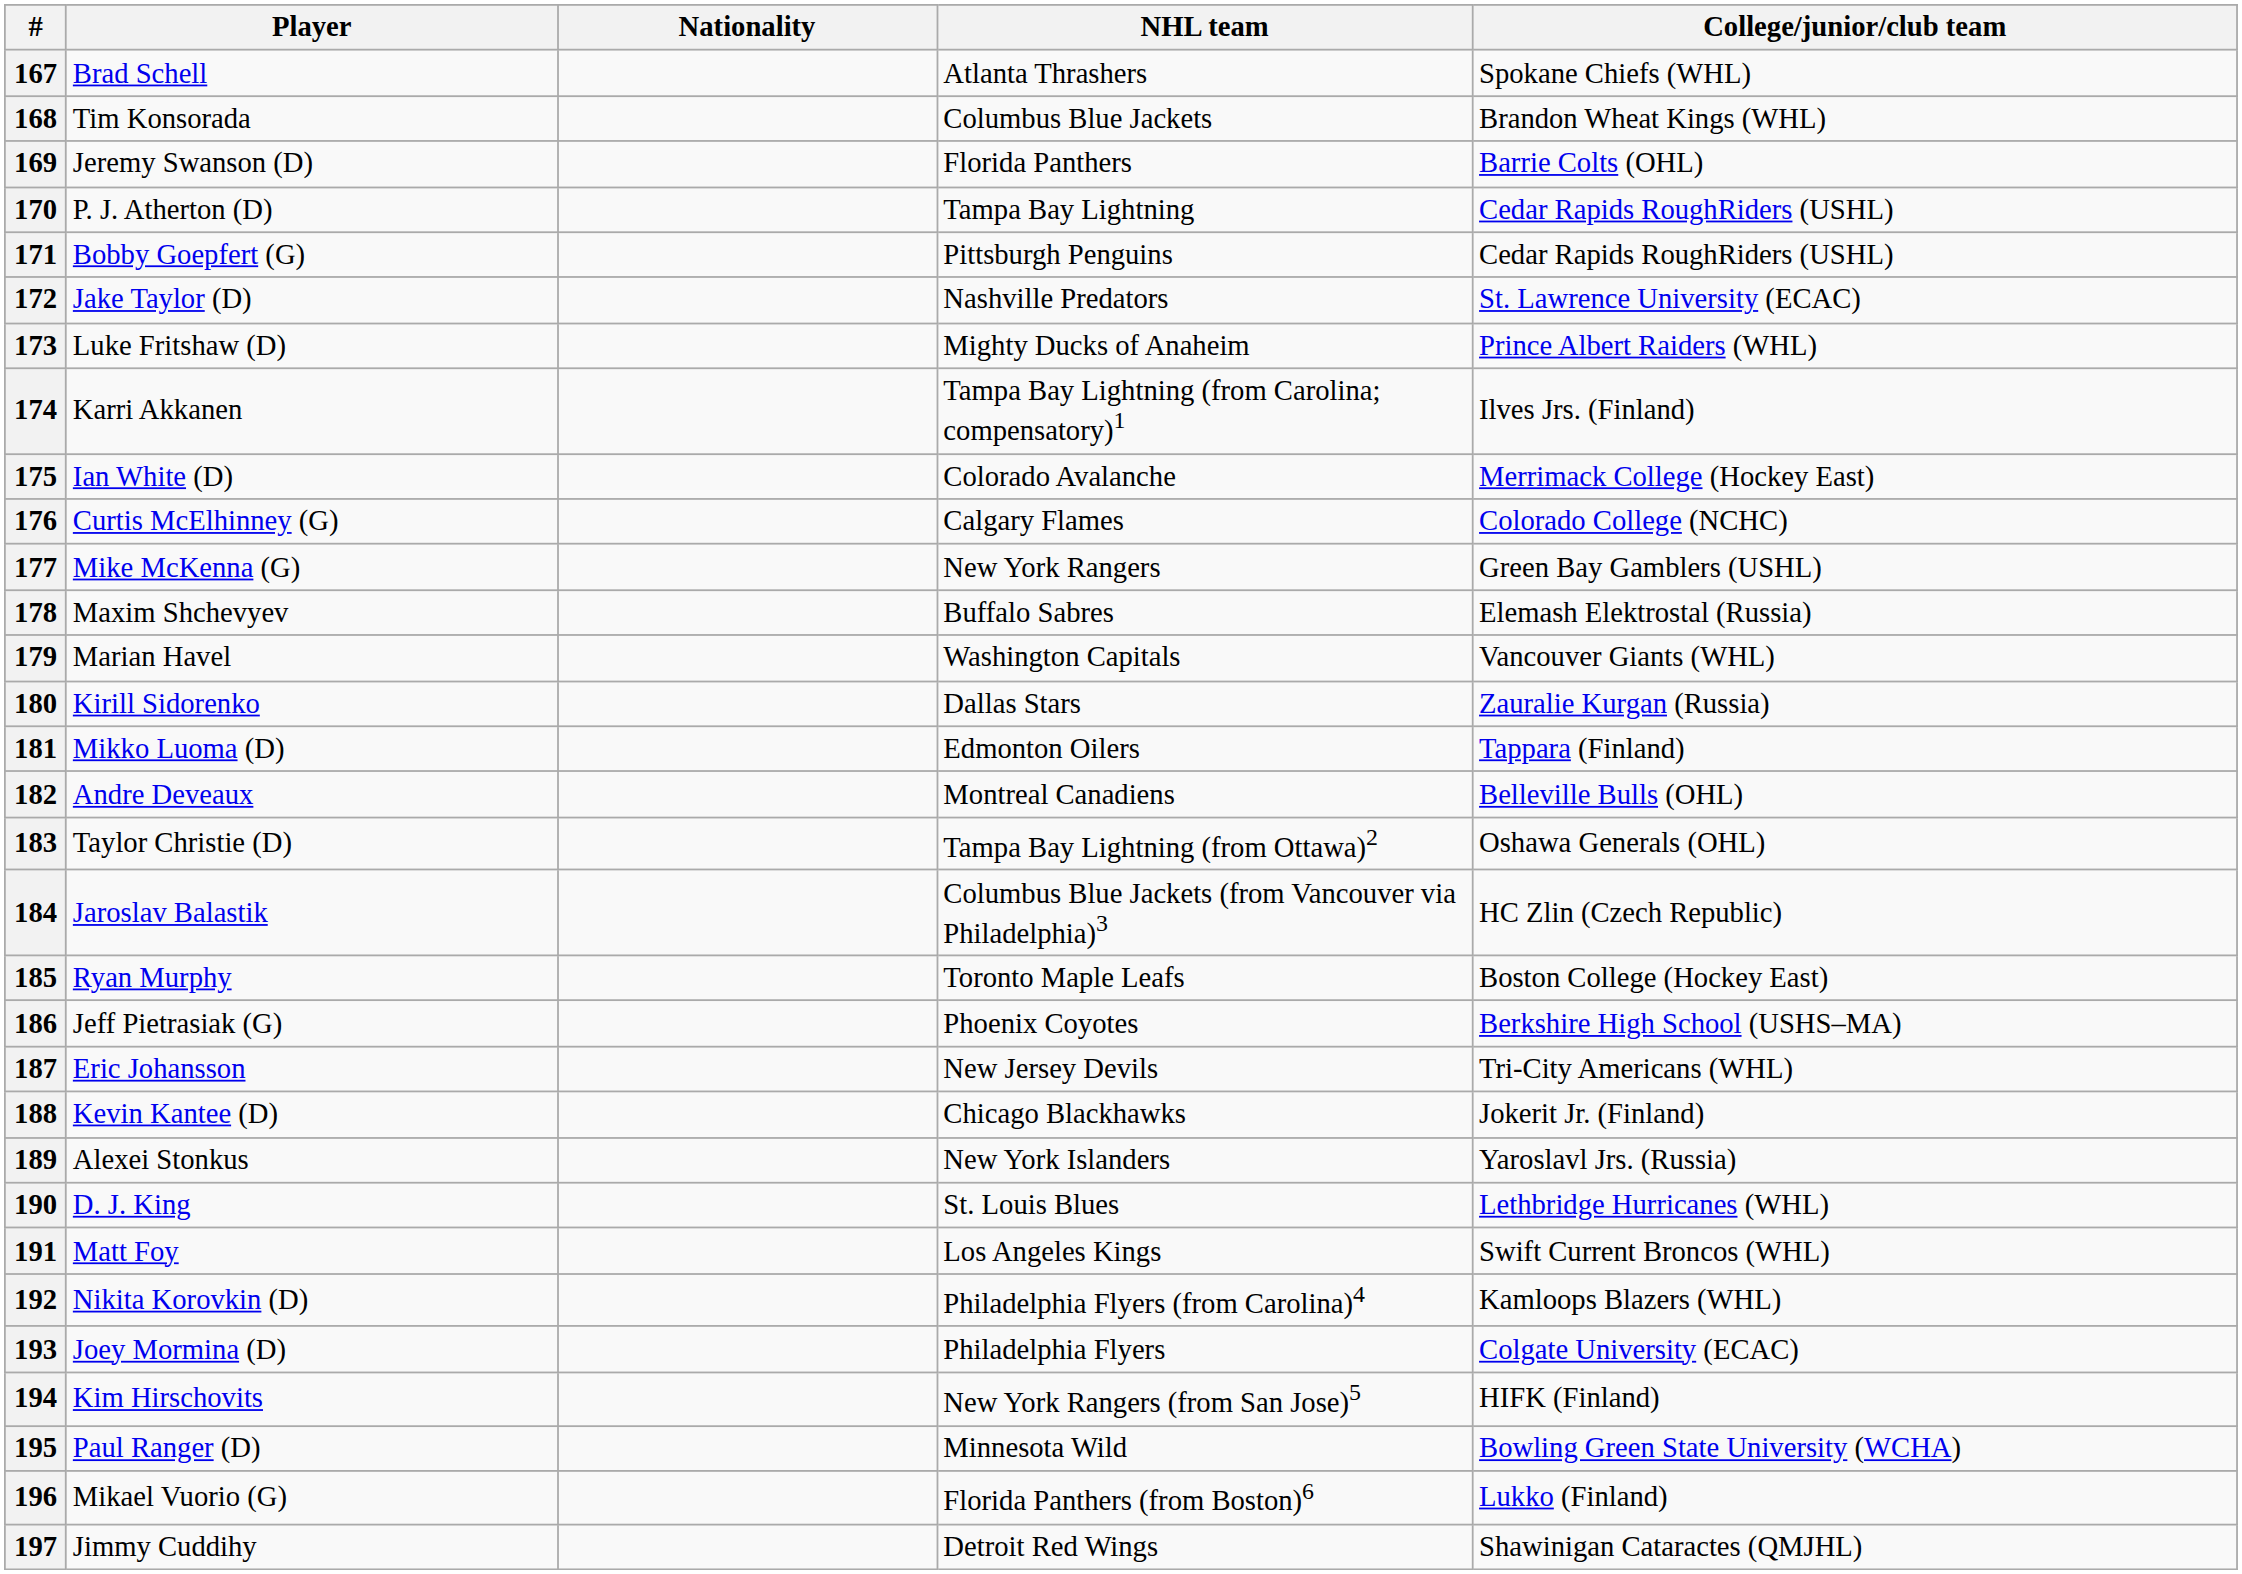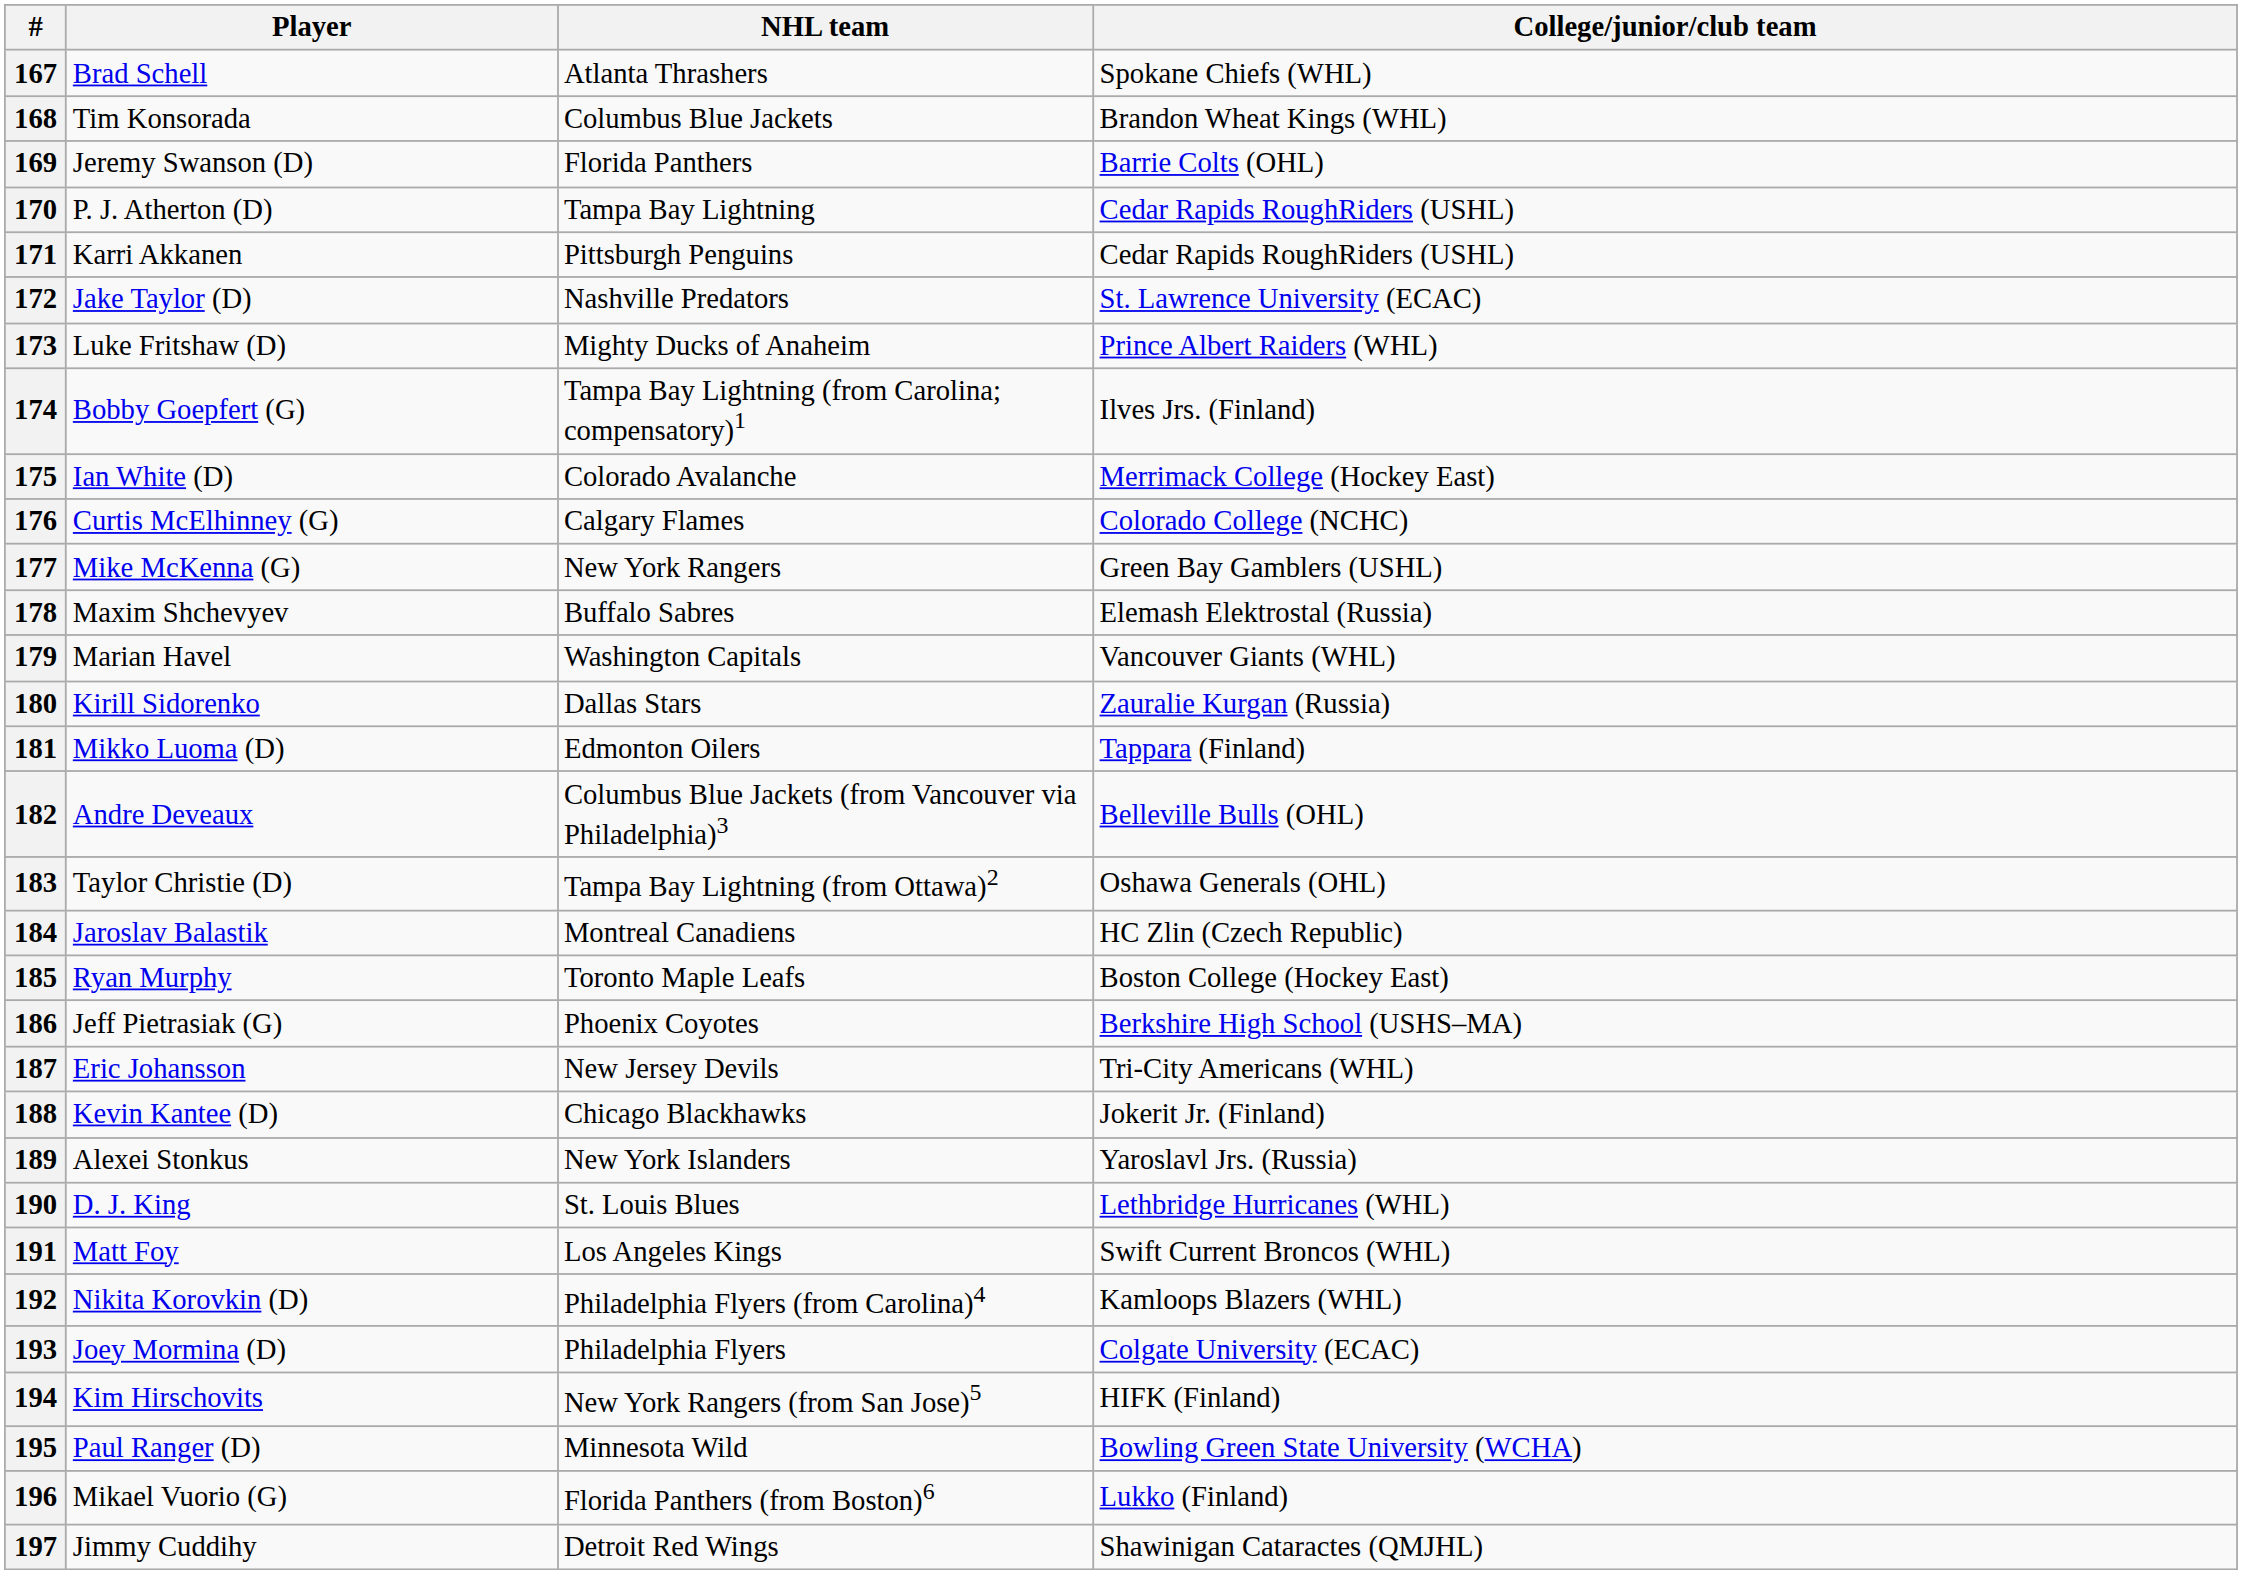- column: (747, 27)
(189, 254) Bobby Goepfert (G) -> (158, 254) Karri Akkanen
(158, 410) Karri Akkanen -> (189, 410) Bobby Goepfert (G)
(1059, 793) Montreal Canadiens -> (820, 813) Columbus Blue Jackets (from Vancouver via Philadelphia)3
(1200, 912) Columbus Blue Jackets (from Vancouver via Philadelphia)3 -> (680, 932) Montreal Canadiens
